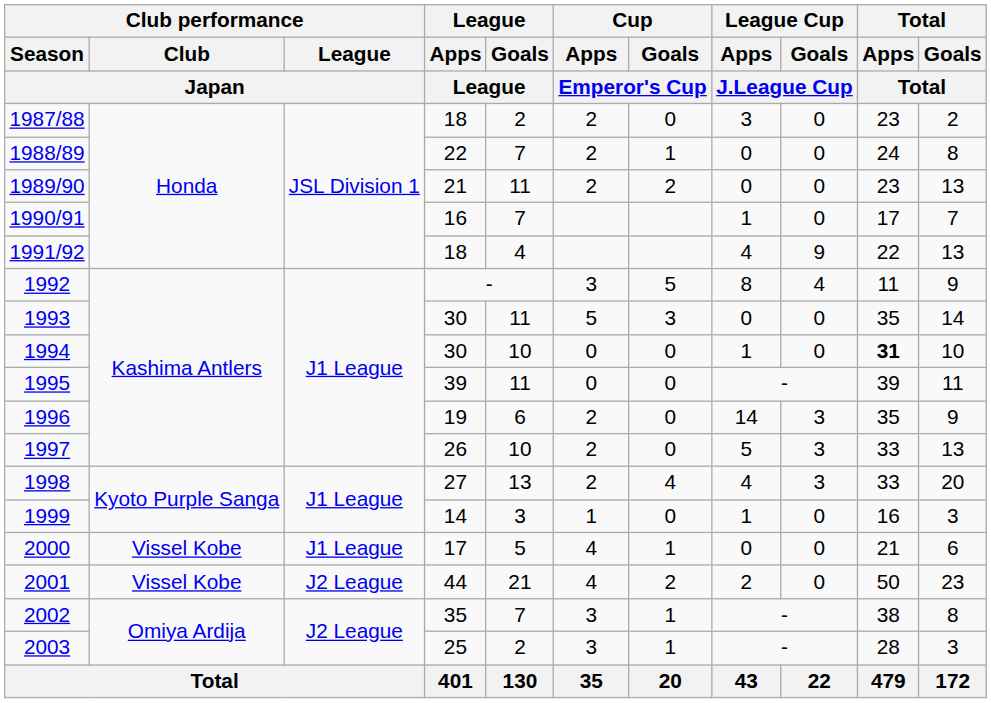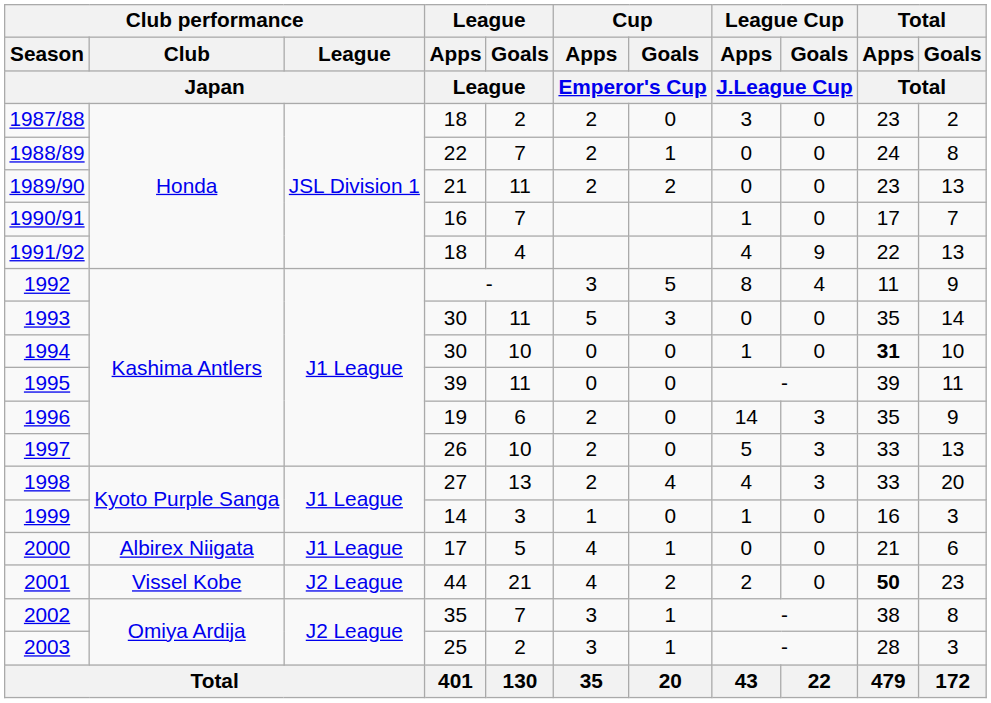(187, 548) Vissel Kobe -> (187, 548) Albirex Niigata
(888, 581) normal -> (888, 581) bold
